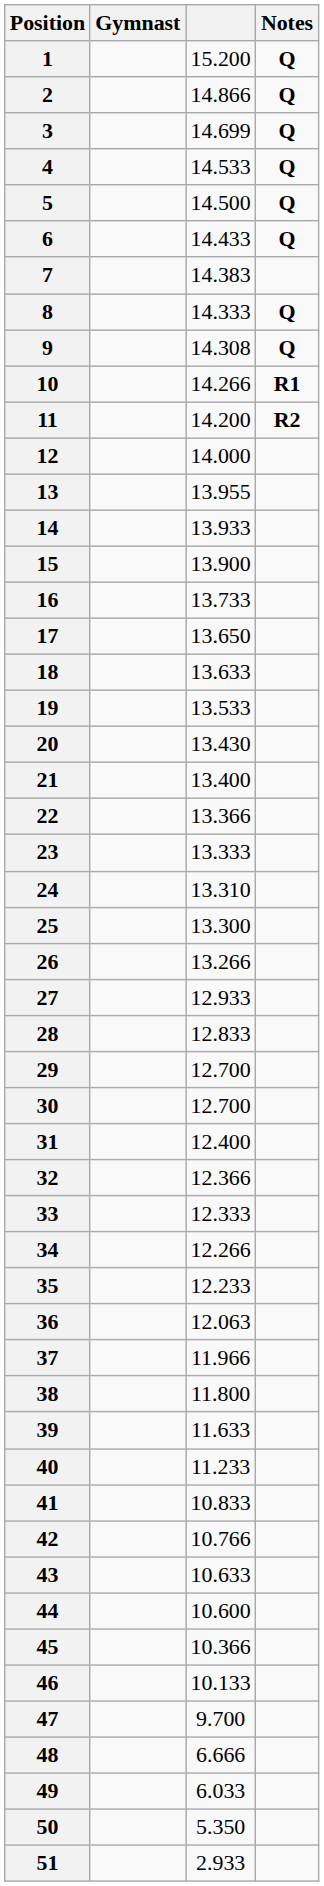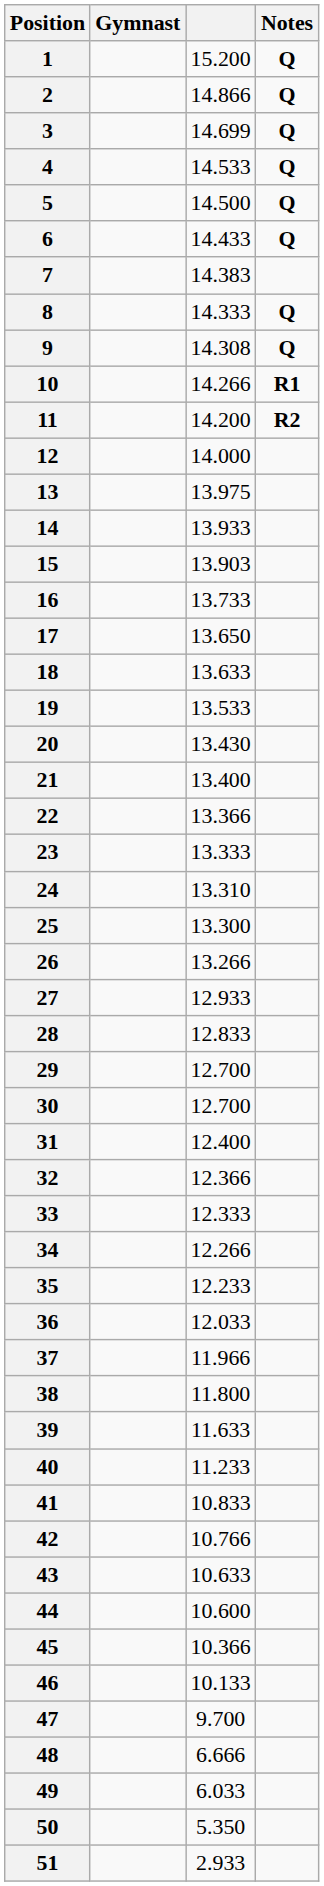(221, 491) 13.955 -> (221, 491) 13.975
(221, 564) 13.900 -> (221, 564) 13.903
(221, 1321) 12.063 -> (221, 1321) 12.033
